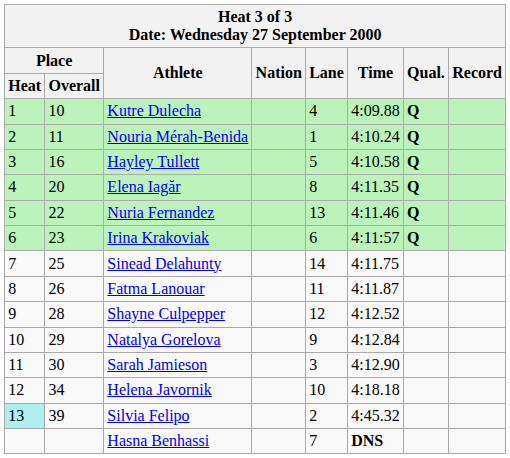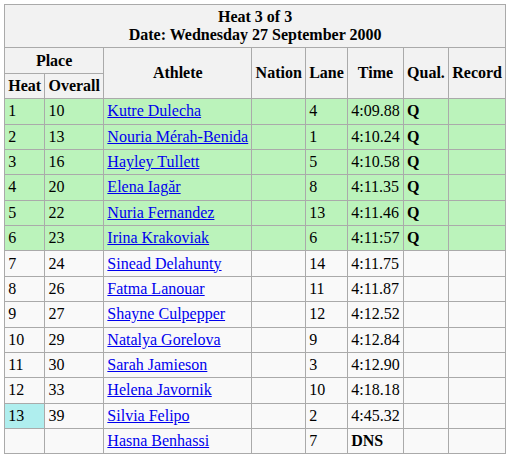(56, 136) 11 -> (56, 136) 13
(56, 263) 25 -> (56, 263) 24
(56, 314) 28 -> (56, 314) 27
(56, 390) 34 -> (56, 390) 33
